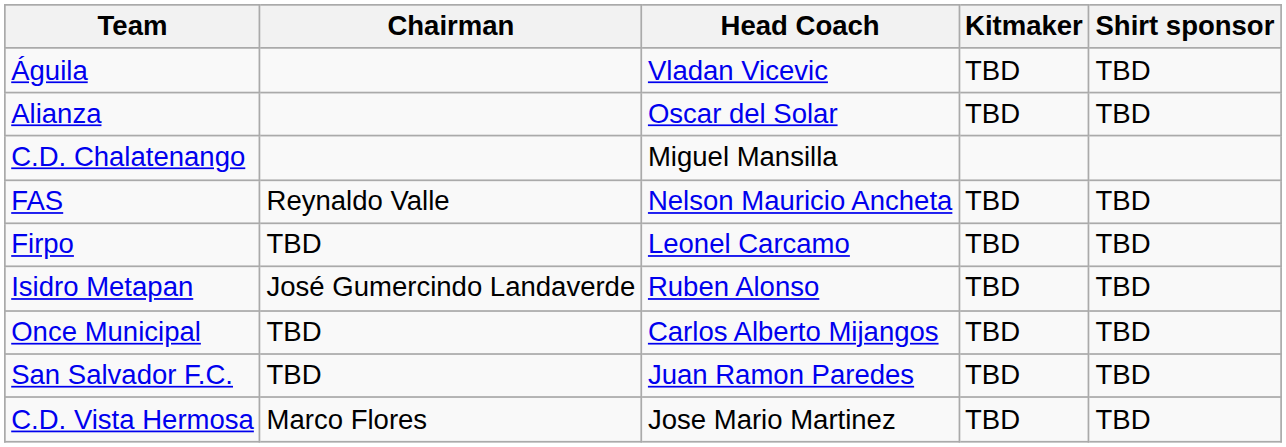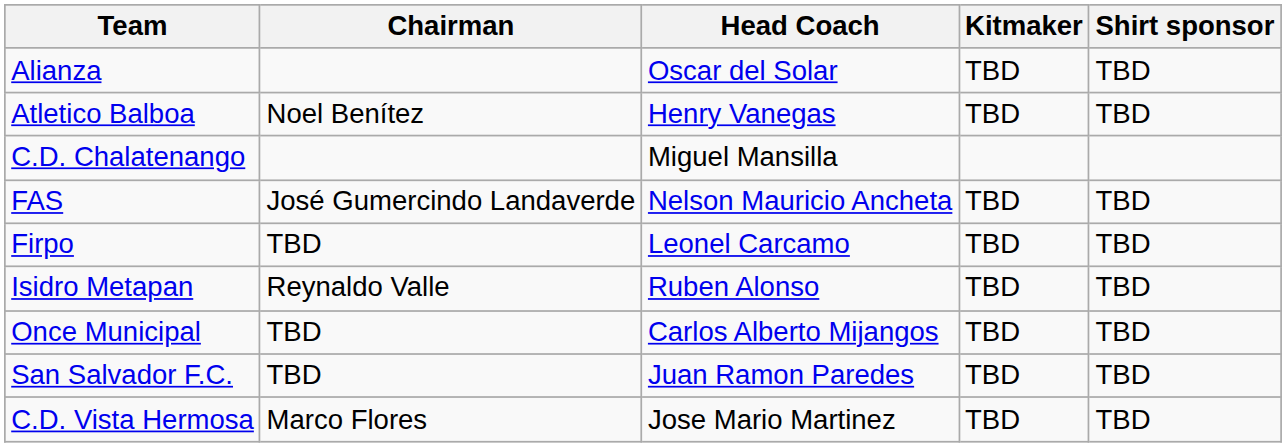- row: (49, 69)
+ row: (103, 113)
(358, 200) Reynaldo Valle -> (451, 200) José Gumercindo Landaverde
(451, 288) José Gumercindo Landaverde -> (358, 288) Reynaldo Valle
